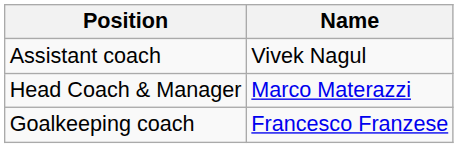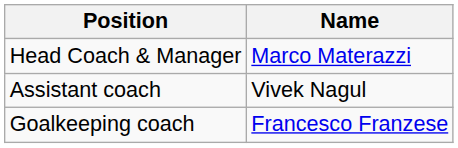rows swapped: (126, 90) <-> (85, 55)
